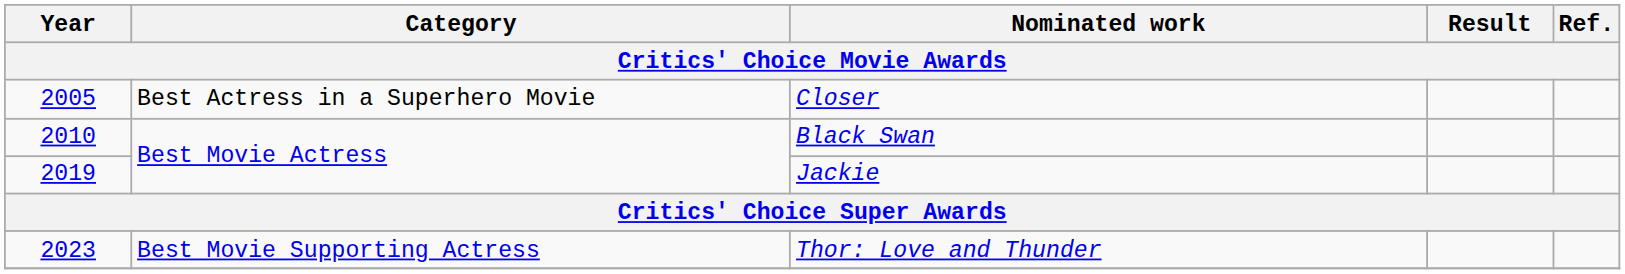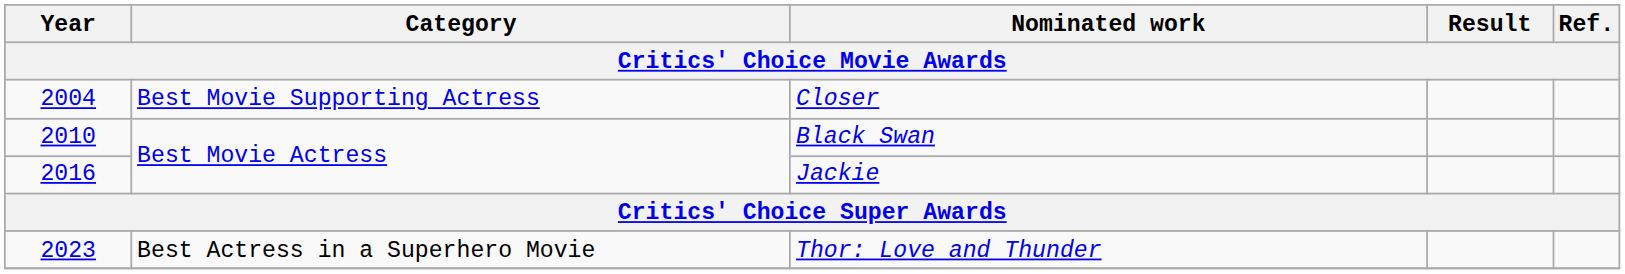(68, 99) 2005 -> (68, 99) 2004
(366, 99) Best Actress in a Superhero Movie -> (338, 99) Best Movie Supporting Actress
(68, 175) 2019 -> (68, 175) 2016
(338, 250) Best Movie Supporting Actress -> (366, 250) Best Actress in a Superhero Movie
